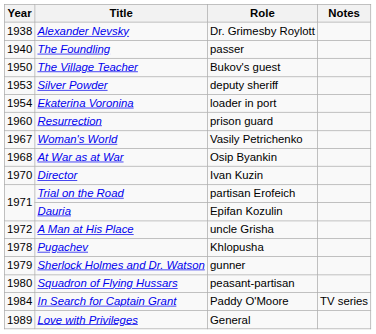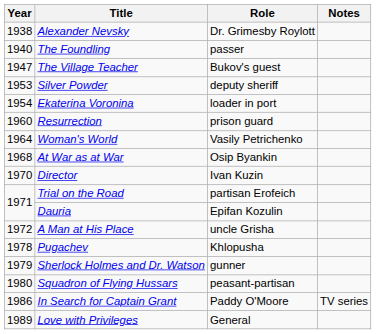(20, 67) 1950 -> (20, 67) 1947
(20, 139) 1967 -> (20, 139) 1964
(20, 301) 1984 -> (20, 301) 1986
